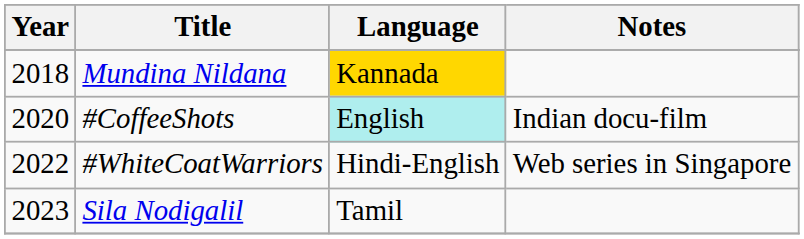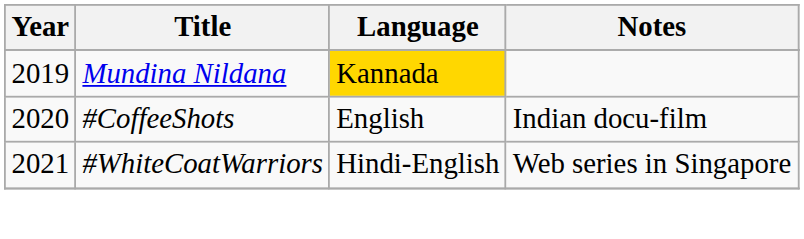(40, 73) 2018 -> (40, 73) 2019
(380, 118) paleturquoise background -> (380, 118) no background
(40, 164) 2022 -> (40, 164) 2021
- row: (163, 210)
